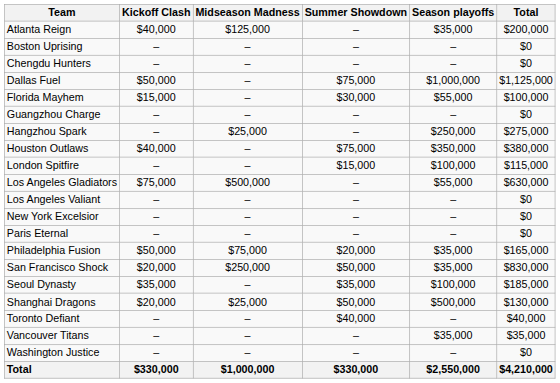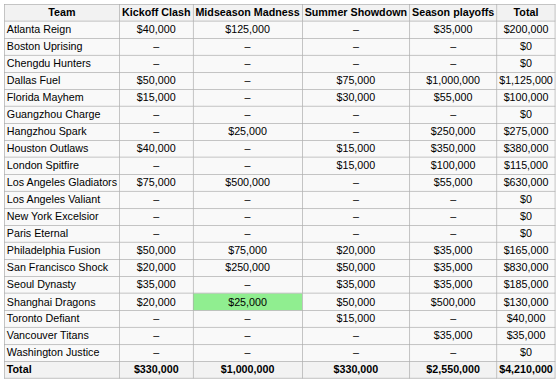(356, 149) $75,000 -> (356, 149) $15,000
(453, 285) $100,000 -> (453, 285) $35,000
(248, 302) no background -> (248, 302) lightgreen background
(356, 319) $40,000 -> (356, 319) $15,000
